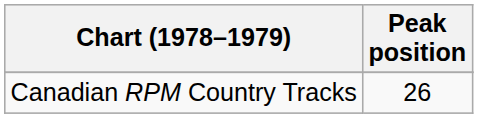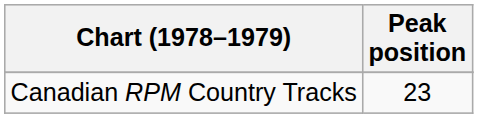(417, 92) 26 -> (417, 92) 23
